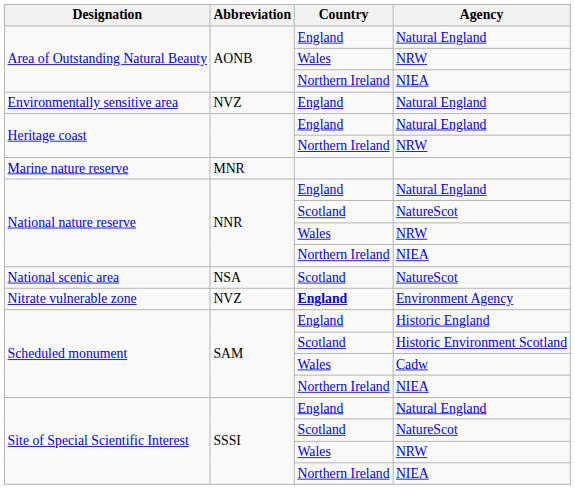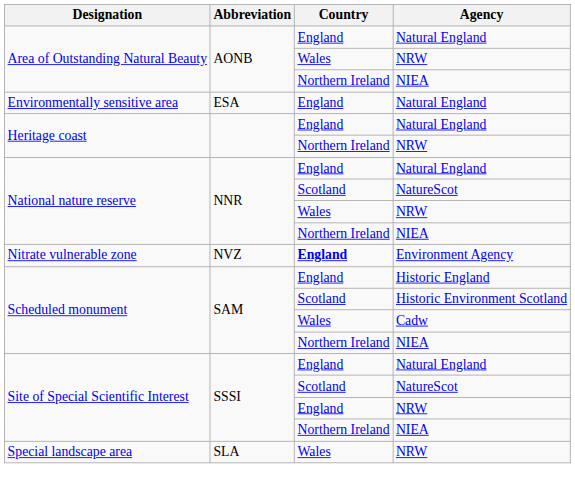(228, 102) NVZ -> (226, 102) ESA
- row: (68, 168)
- row: (63, 277)
(314, 451) Wales -> (320, 408) England
+ row: (70, 451)
